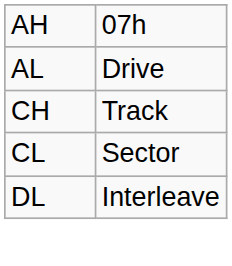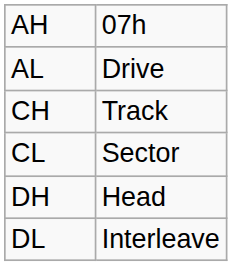+ row: (30, 196)
